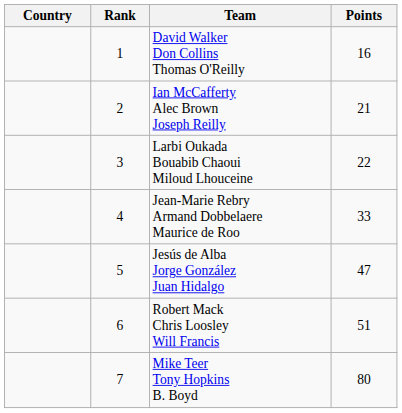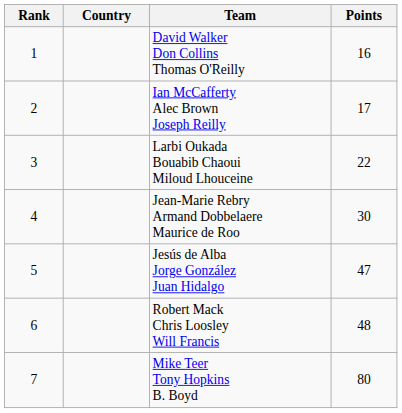columns swapped: (120, 15) <-> (47, 15)
(364, 108) 21 -> (364, 108) 17
(364, 217) 33 -> (364, 217) 30
(364, 325) 51 -> (364, 325) 48
